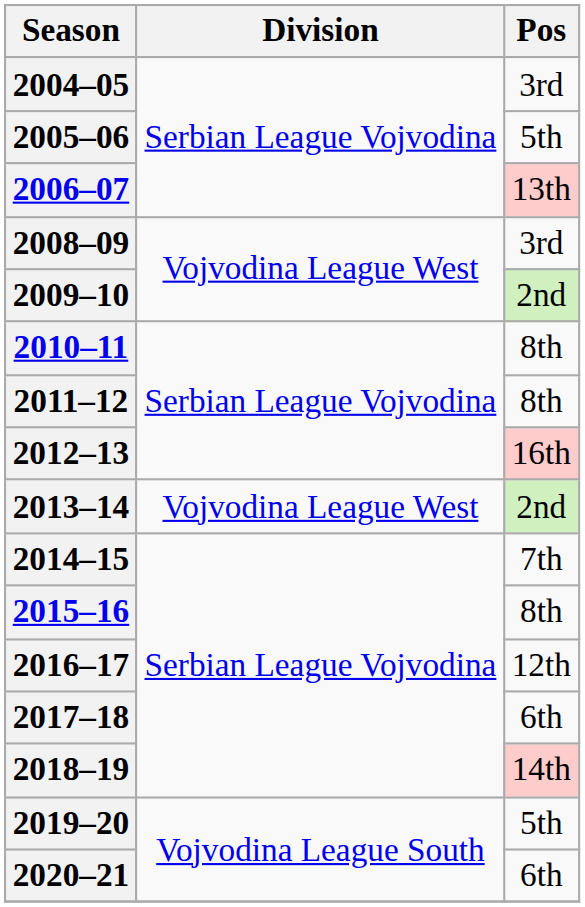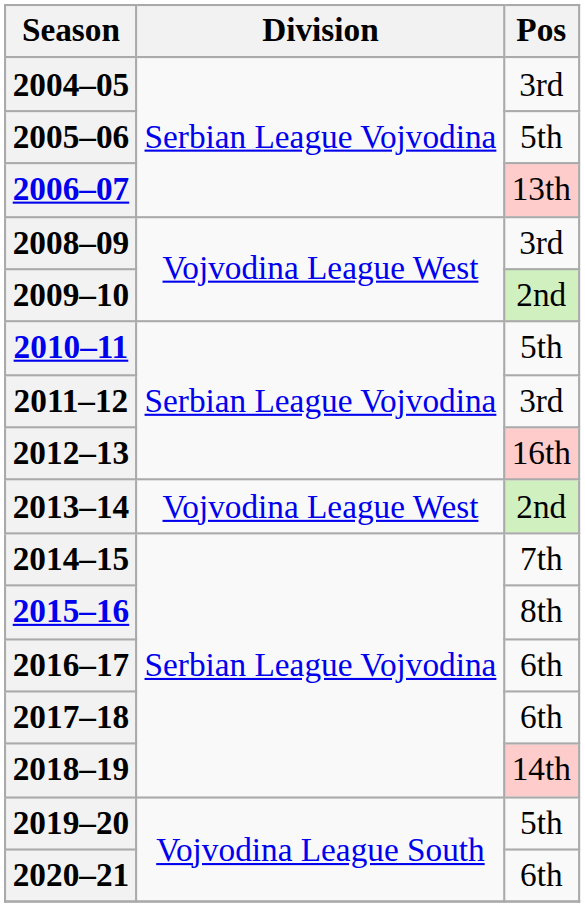(541, 347) 8th -> (541, 347) 5th
(541, 400) 8th -> (541, 400) 3rd
(541, 664) 12th -> (541, 664) 6th
